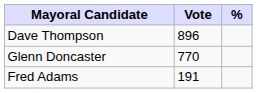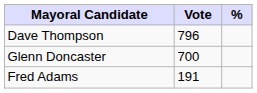(188, 35) 896 -> (188, 35) 796
(188, 56) 770 -> (188, 56) 700
